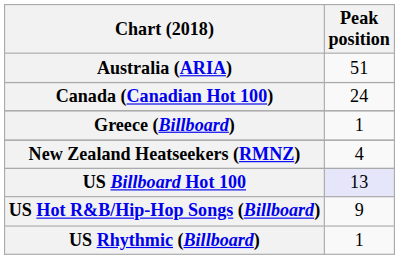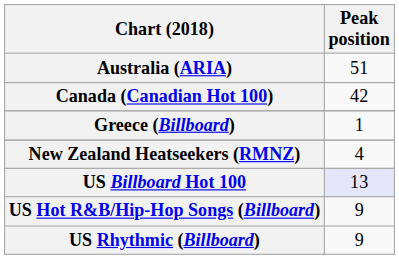(359, 96) 24 -> (359, 96) 42
(359, 239) 1 -> (359, 239) 9
